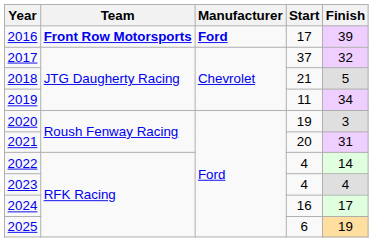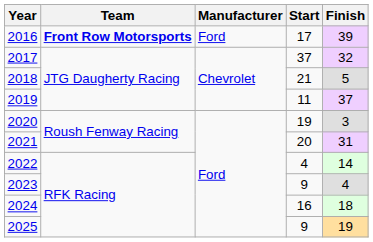(213, 37) bold -> (212, 37) normal
(345, 100) 34 -> (345, 100) 37
(304, 185) 4 -> (304, 185) 9
(345, 206) 17 -> (345, 206) 18
(304, 227) 6 -> (304, 227) 9
